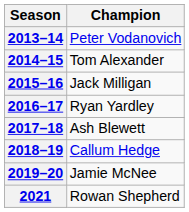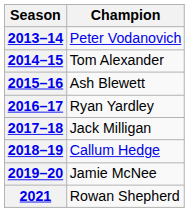(110, 83) Jack Milligan -> (107, 83) Ash Blewett
(107, 128) Ash Blewett -> (110, 128) Jack Milligan
